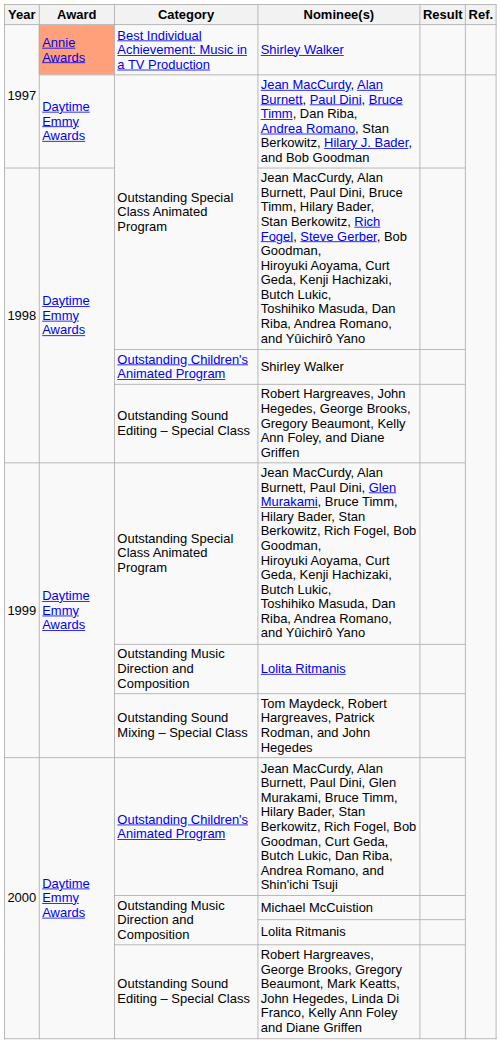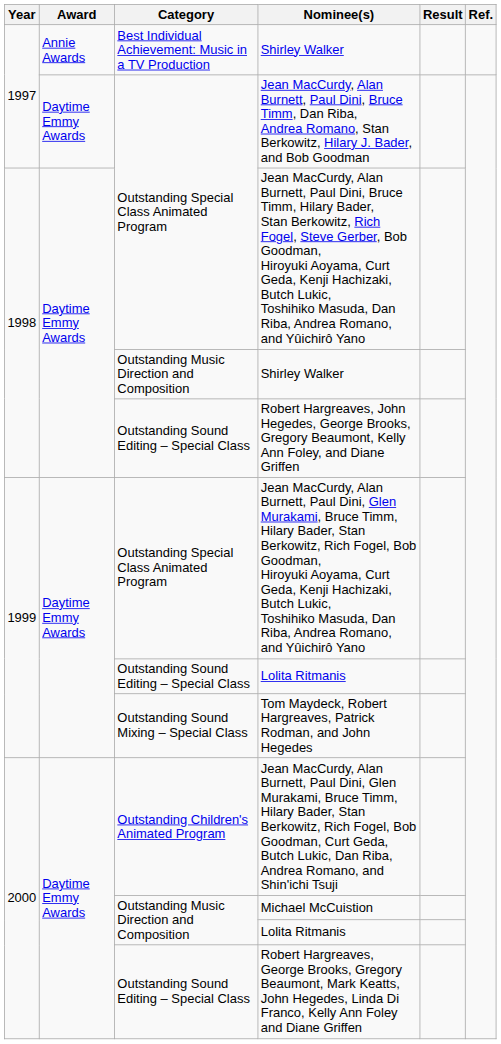(64, 49) lightsalmon background -> (64, 49) no background
(183, 366) Outstanding Children's Animated Program -> (171, 374) Outstanding Music Direction and Composition
(171, 668) Outstanding Music Direction and Composition -> (184, 676) Outstanding Sound Editing – Special Class
